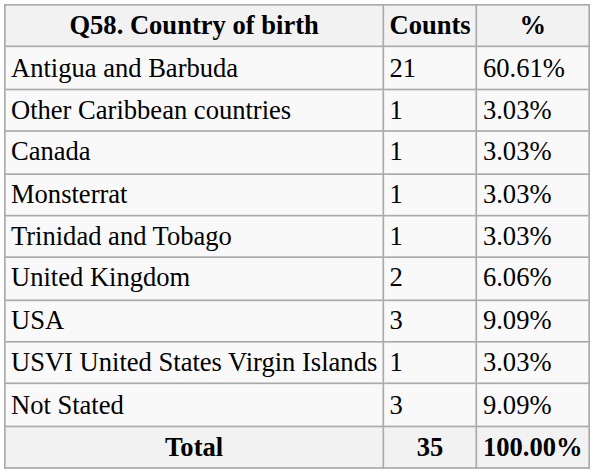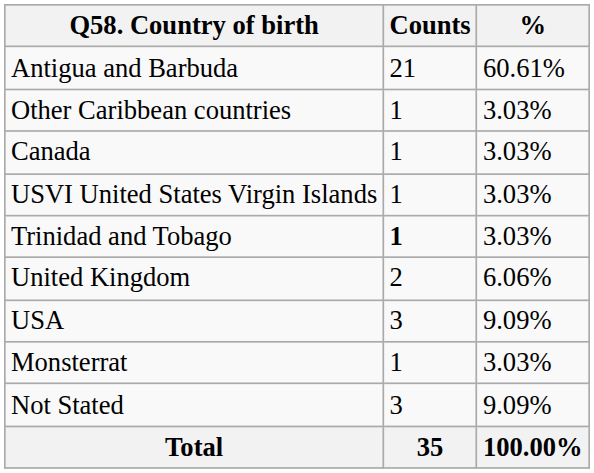rows swapped: (69, 194) <-> (194, 362)
(396, 236) normal -> (396, 236) bold
